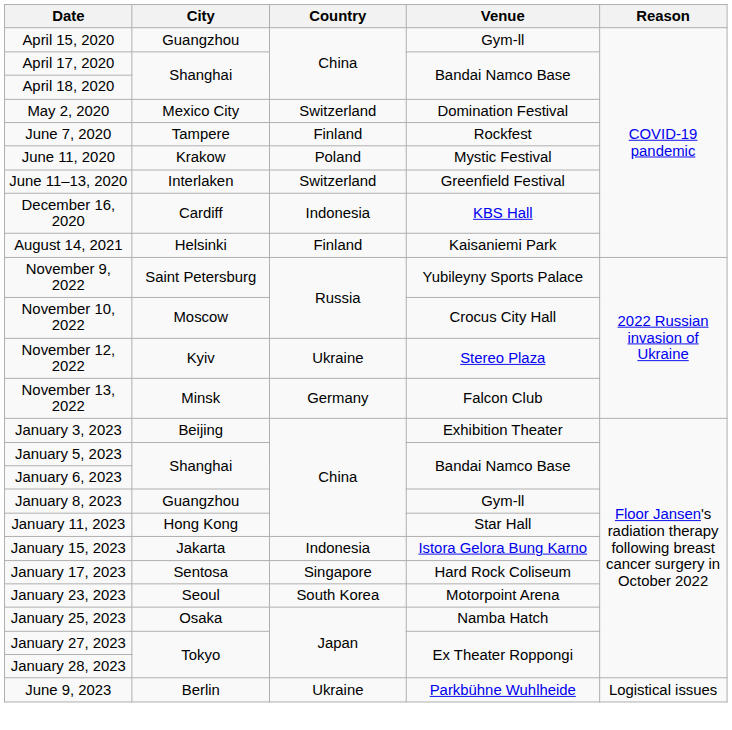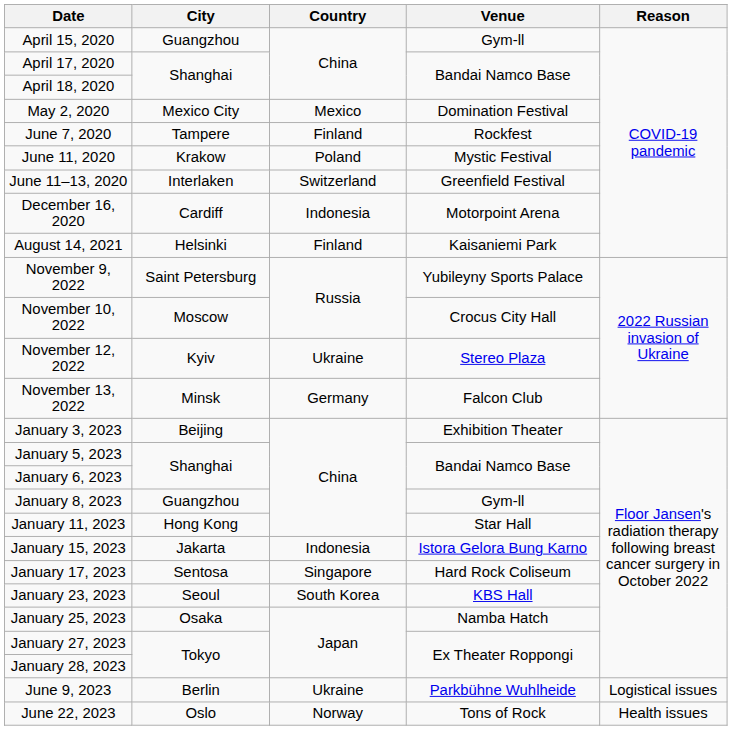(338, 110) Switzerland -> (338, 110) Mexico
(503, 213) KBS Hall -> (503, 213) Motorpoint Arena
(503, 595) Motorpoint Arena -> (503, 595) KBS Hall
+ row: (68, 713)
